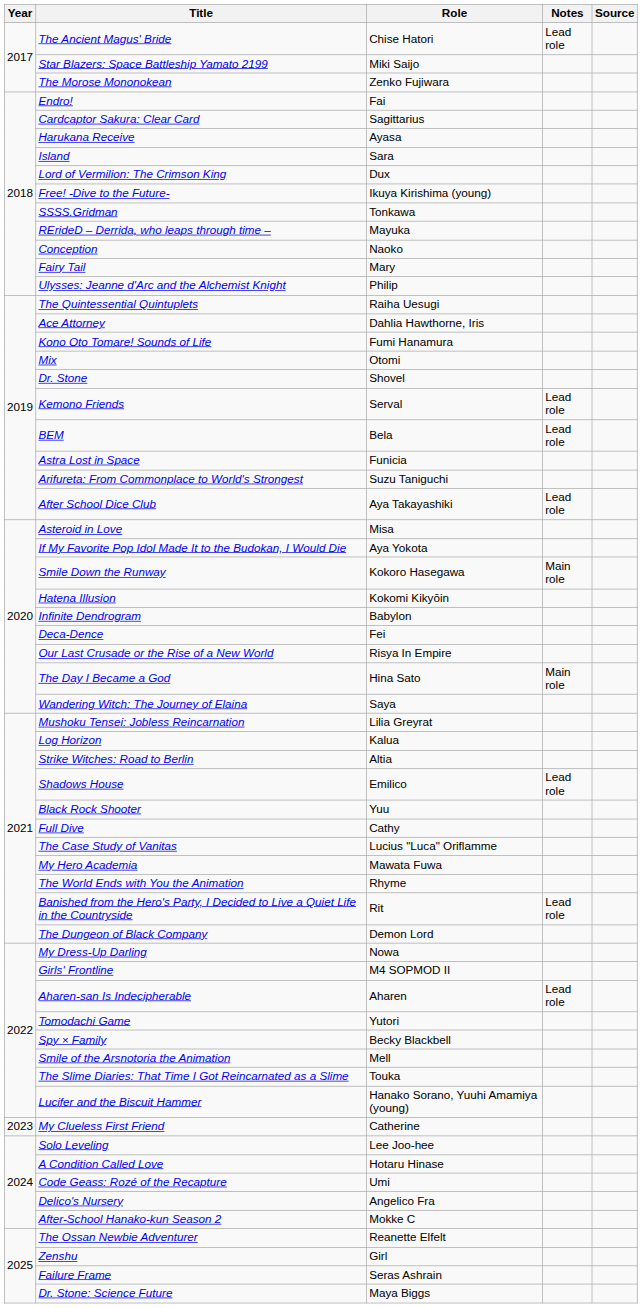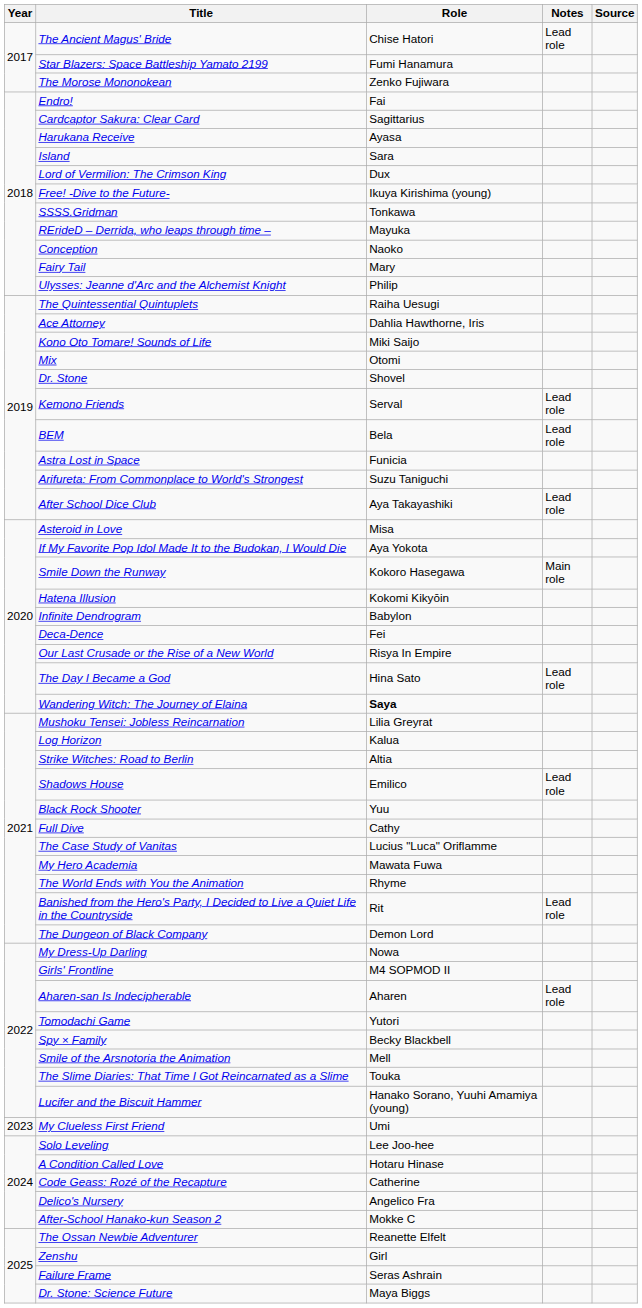(394, 63) Miki Saijo -> (411, 63) Fumi Hanamura
(411, 341) Fumi Hanamura -> (394, 341) Miki Saijo
(558, 678) Main role -> (558, 678) Lead role
(382, 703) normal -> (383, 703) bold
(394, 1126) Catherine -> (380, 1126) Umi
(380, 1182) Umi -> (394, 1182) Catherine
